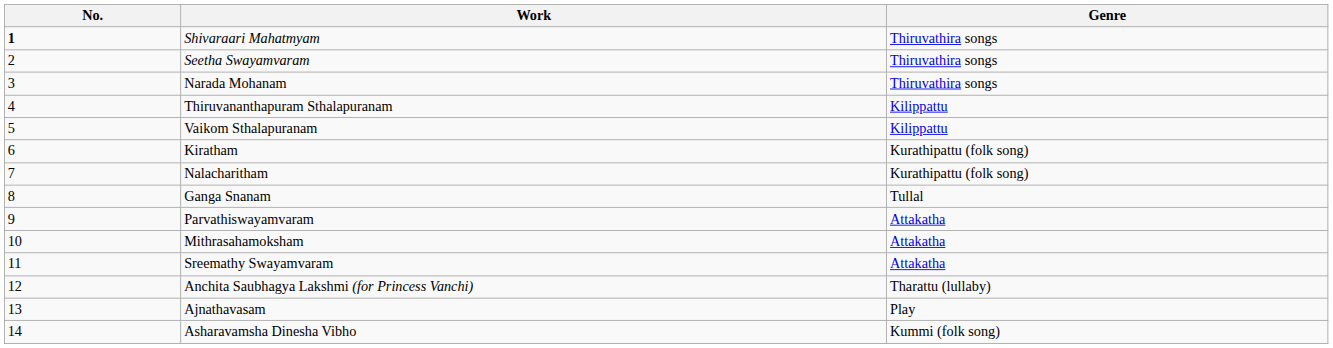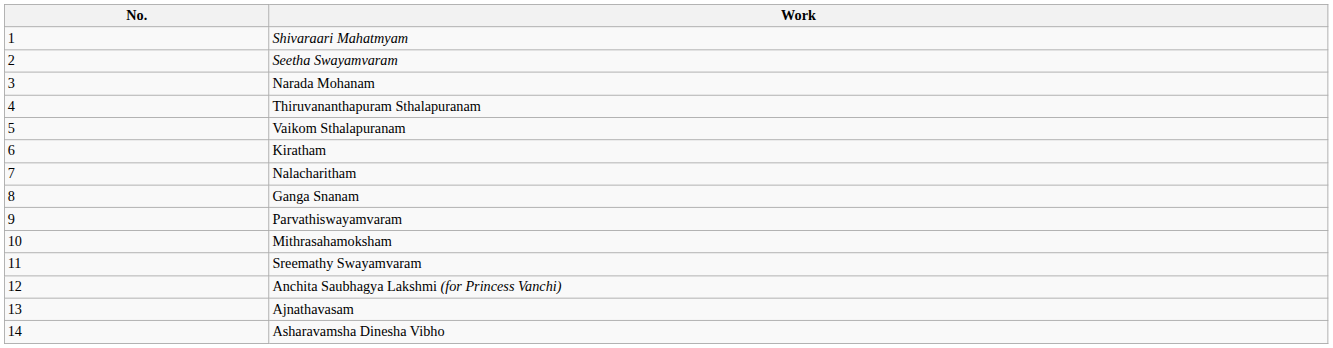- column: (1107, 15)
(11, 38) bold -> (11, 38) normal
